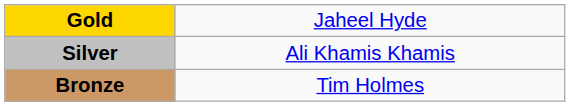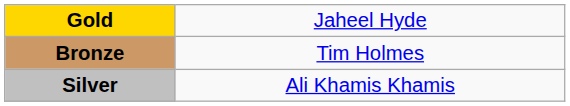rows swapped: (90, 52) <-> (90, 85)
